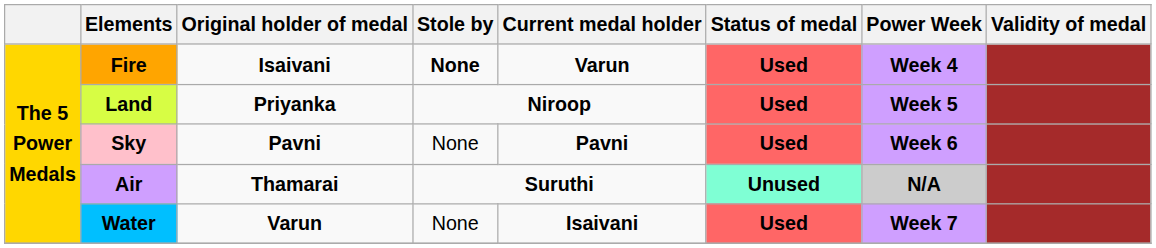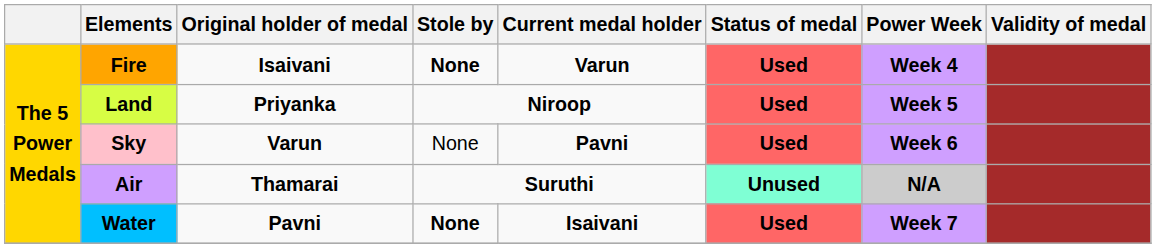(295, 144) Pavni -> (295, 144) Varun
(295, 224) Varun -> (295, 224) Pavni
(455, 224) normal -> (455, 224) bold
